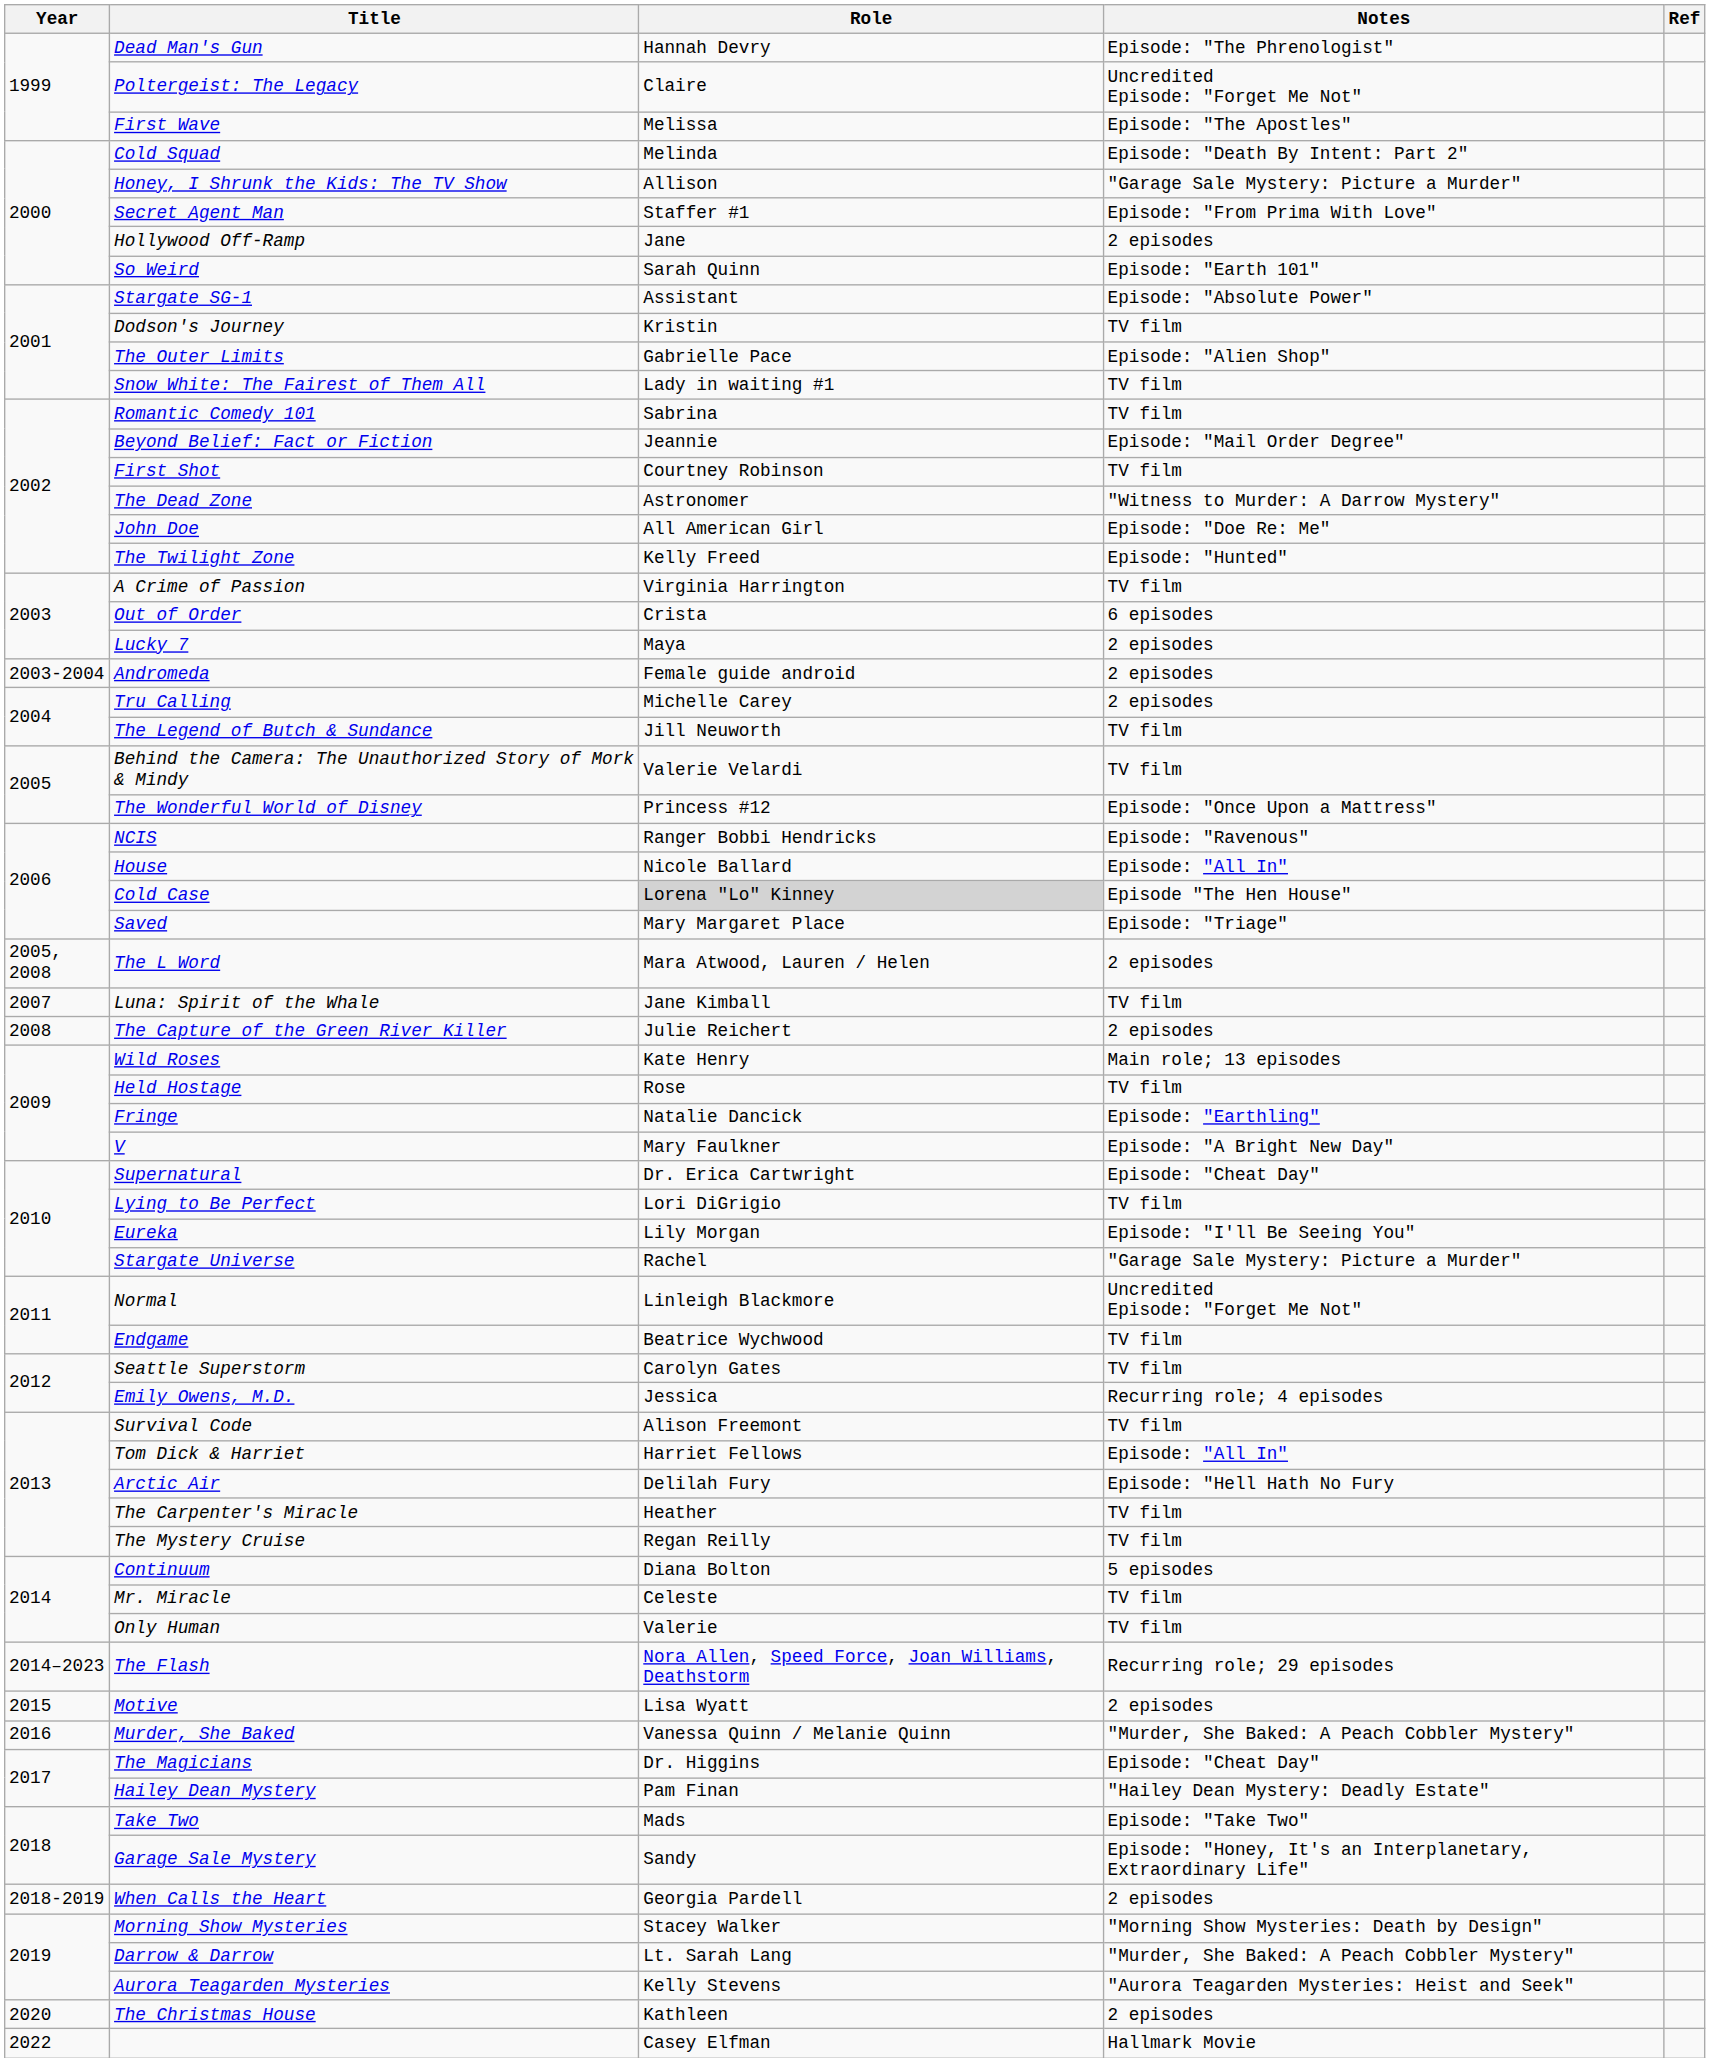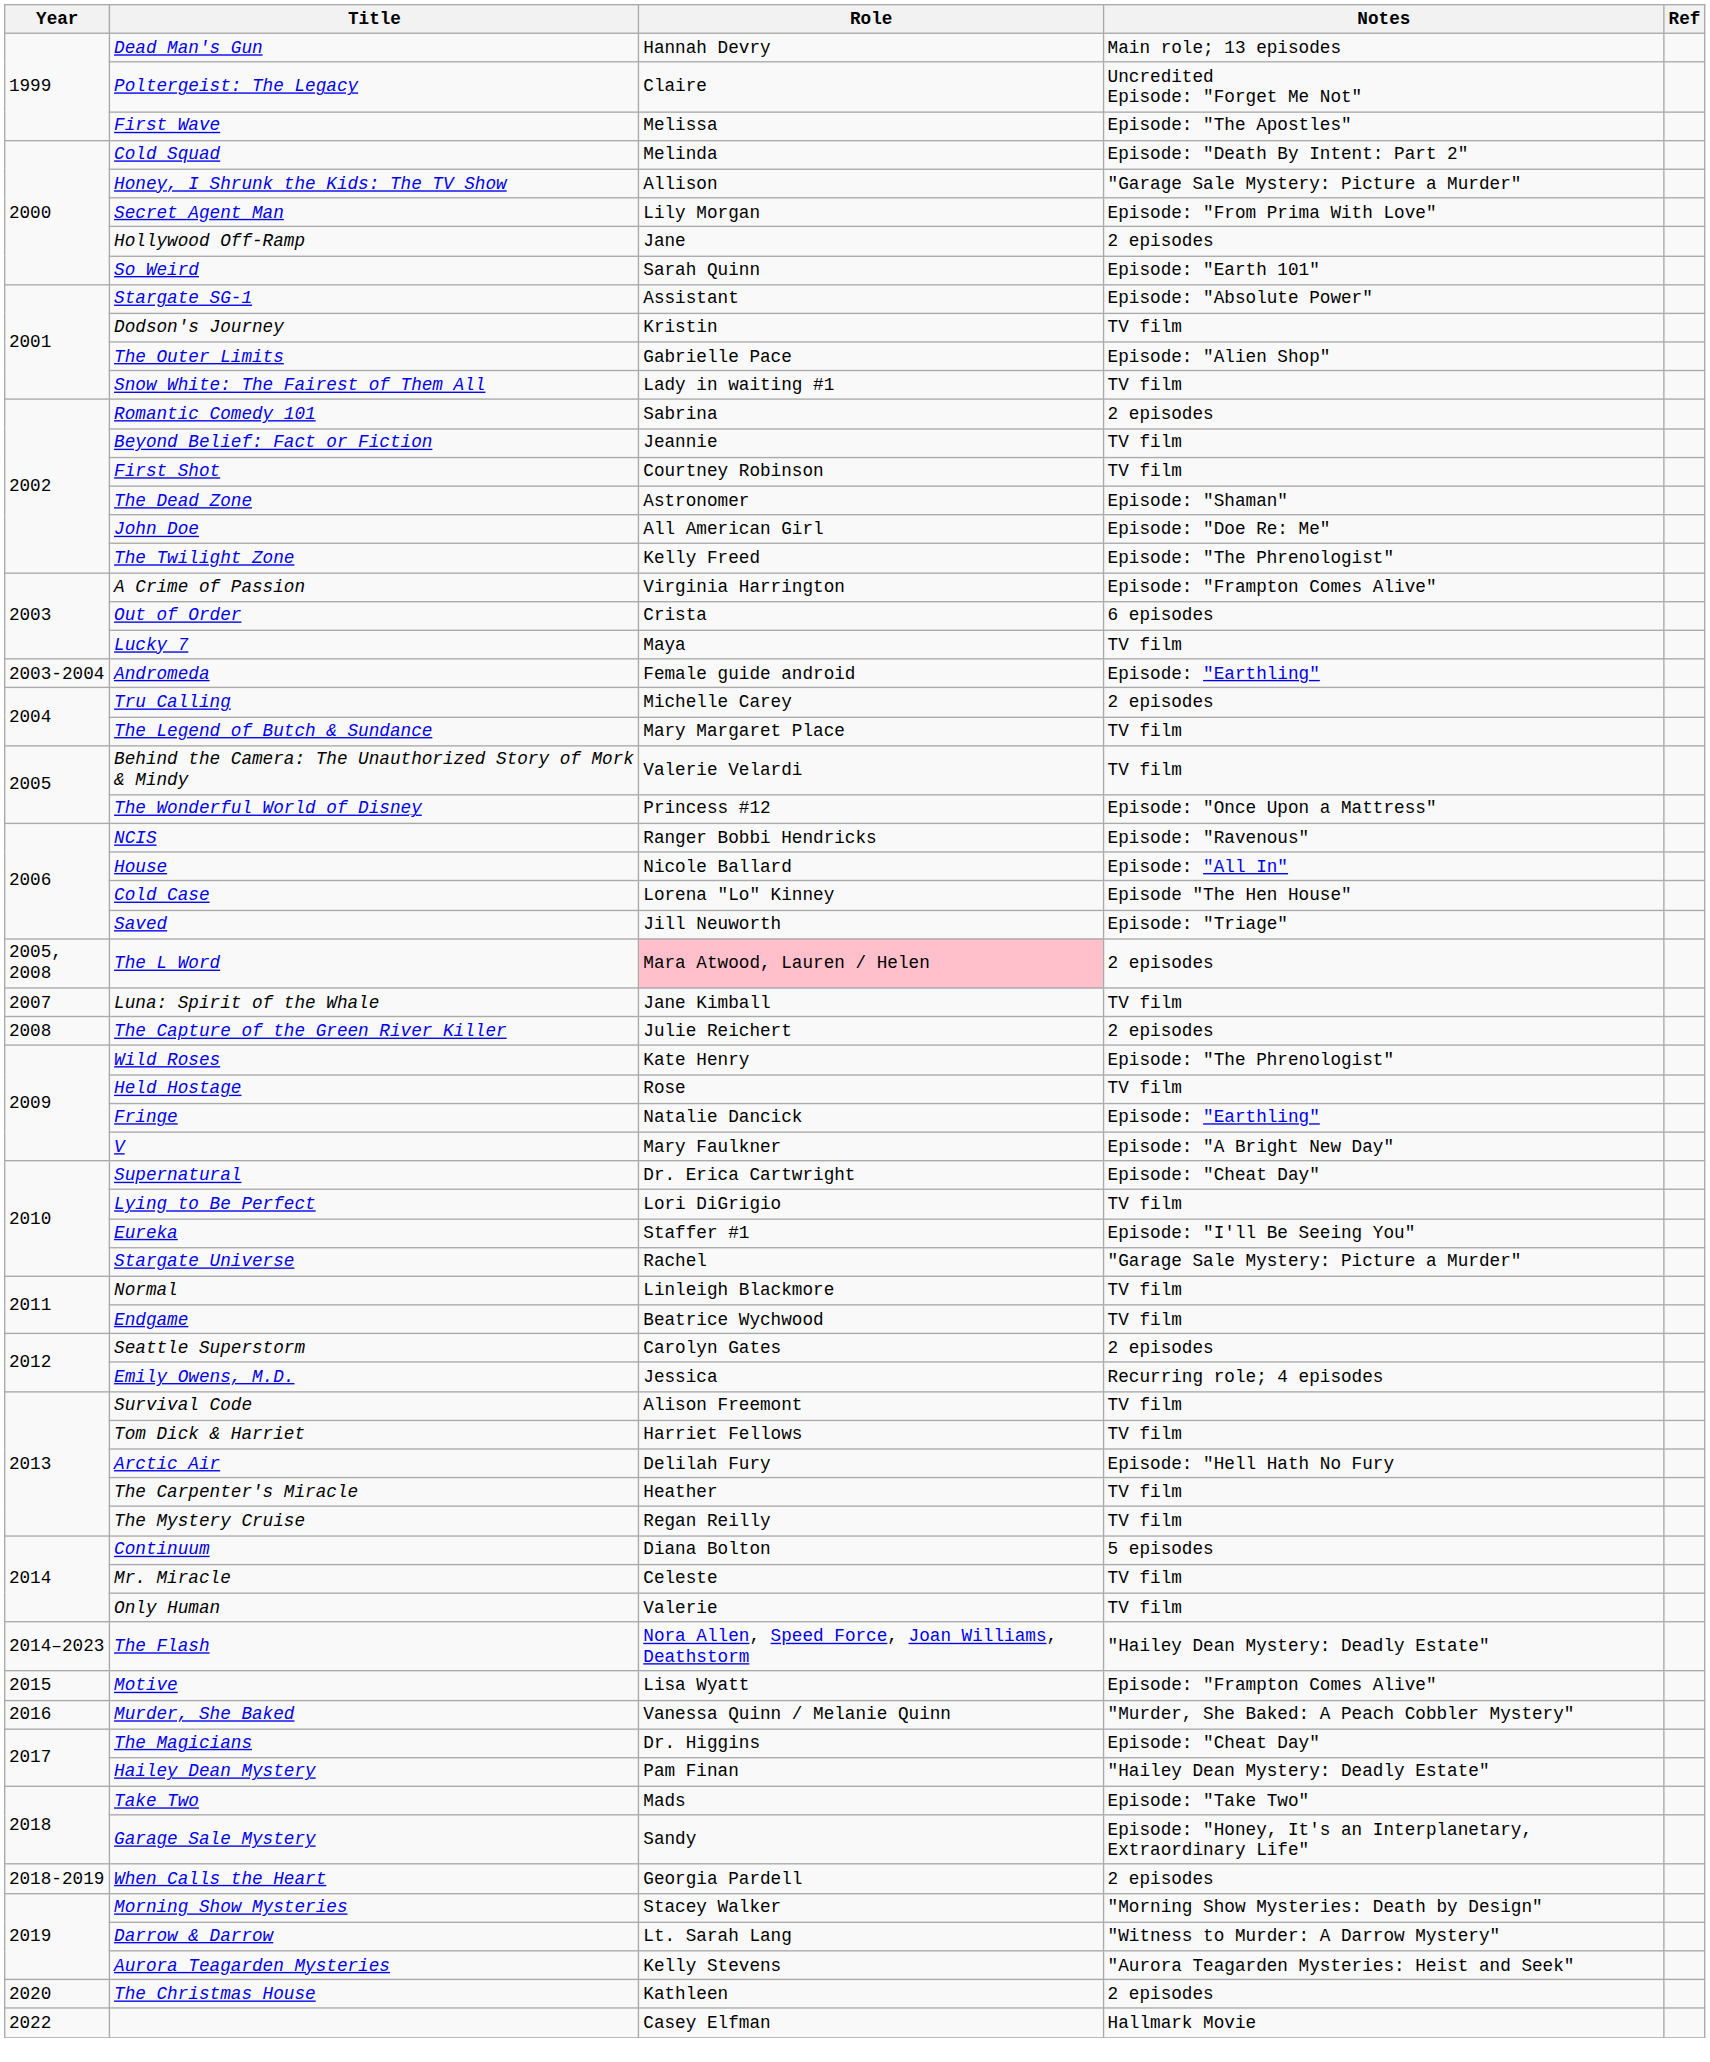(1251, 48) Episode: "The Phrenologist" -> (1224, 48) Main role; 13 episodes
(696, 212) Staffer #1 -> (702, 212) Lily Morgan
(1145, 414) TV film -> (1161, 414) 2 episodes
(1256, 443) Episode: "Mail Order Degree" -> (1145, 443) TV film
(1304, 501) "Witness to Murder: A Darrow Mystery" -> (1198, 501) Episode: "Shaman"
(1198, 558) Episode: "Hunted" -> (1251, 558) Episode: "The Phrenologist"
(1145, 587) TV film -> (1272, 587) Episode: "Frampton Comes Alive"
(1161, 645) 2 episodes -> (1145, 645) TV film
(1161, 673) 2 episodes -> (1214, 673) Episode: "Earthling"
(712, 731) Jill Neuworth -> (744, 731) Mary Margaret Place
(739, 896) lightgrey background -> (739, 896) no background
(744, 924) Mary Margaret Place -> (712, 924) Jill Neuworth
(787, 963) no background -> (787, 963) pink background
(1224, 1060) Main role; 13 episodes -> (1251, 1060) Episode: "The Phrenologist"
(702, 1233) Lily Morgan -> (696, 1233) Staffer #1
(1235, 1301) Uncredited Episode: "Forget Me Not" -> (1145, 1291) TV film
(1145, 1369) TV film -> (1161, 1348) 2 episodes
(1198, 1455) Episode: "All In" -> (1145, 1435) TV film
(1251, 1667) Recurring role; 29 episodes -> (1299, 1646) "Hailey Dean Mystery: Deadly Estate"
(1161, 1706) 2 episodes -> (1272, 1686) Episode: "Frampton Comes Alive"
(1341, 1957) "Murder, She Baked: A Peach Cobbler Mystery" -> (1304, 1936) "Witness to Murder: A Darrow Mystery"
